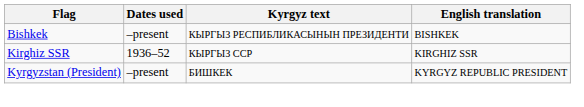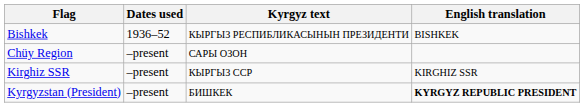(147, 33) –present -> (148, 33) 1936–52
+ row: (40, 53)
(148, 53) 1936–52 -> (147, 72) –present
(491, 73) normal -> (495, 92) bold
